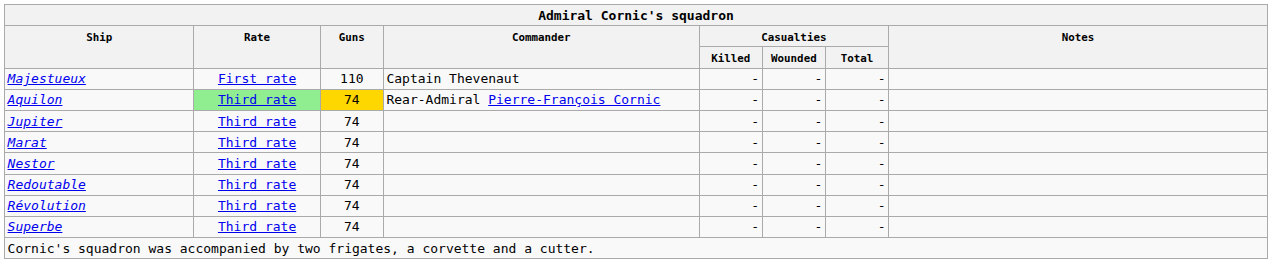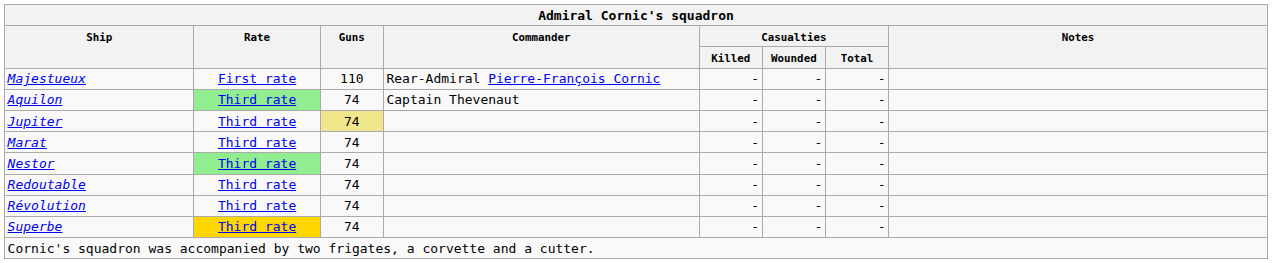(453, 79) Captain Thevenaut -> (523, 79) Rear-Admiral Pierre-François Cornic
(352, 100) gold background -> (352, 100) no background
(523, 100) Rear-Admiral Pierre-François Cornic -> (453, 100) Captain Thevenaut
(352, 121) no background -> (352, 121) khaki background
(257, 163) no background -> (257, 163) lightgreen background
(257, 227) no background -> (257, 227) gold background
